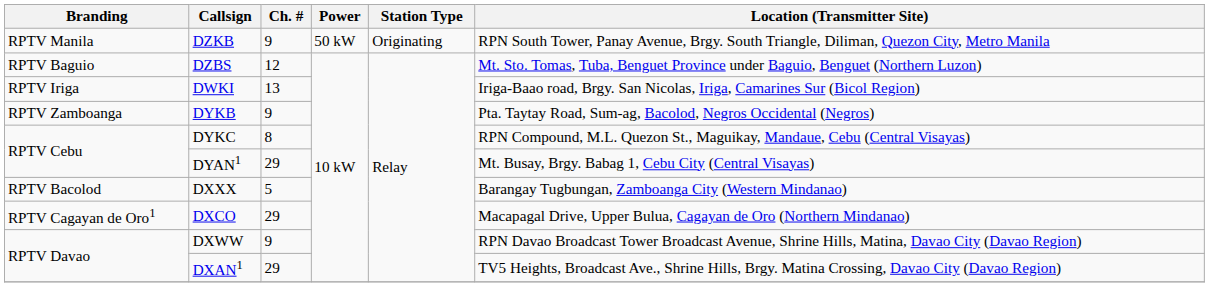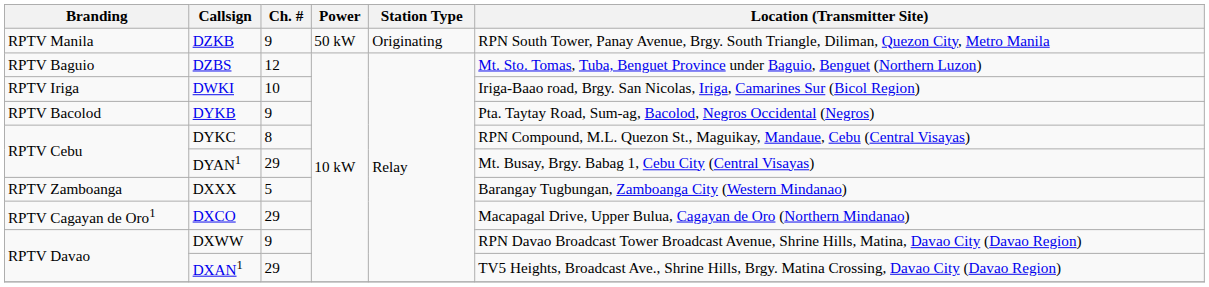(272, 88) 13 -> (272, 88) 10
(65, 112) RPTV Zamboanga -> (54, 112) RPTV Bacolod
(54, 189) RPTV Bacolod -> (65, 189) RPTV Zamboanga
